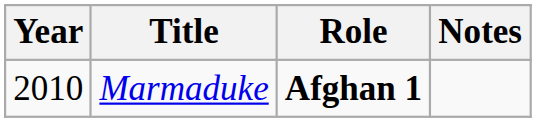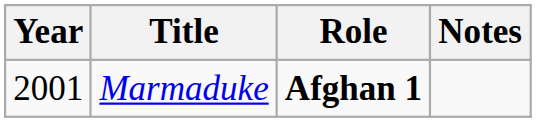(48, 87) 2010 -> (48, 87) 2001
